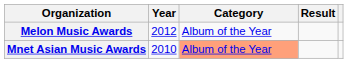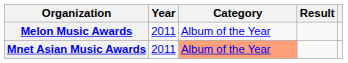(164, 31) 2012 -> (164, 31) 2011
(164, 49) 2010 -> (164, 49) 2011
